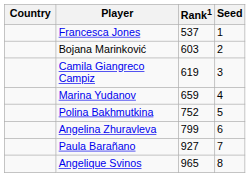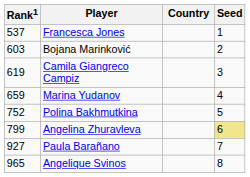columns swapped: (30, 14) <-> (196, 14)
(220, 129) no background -> (220, 129) khaki background
